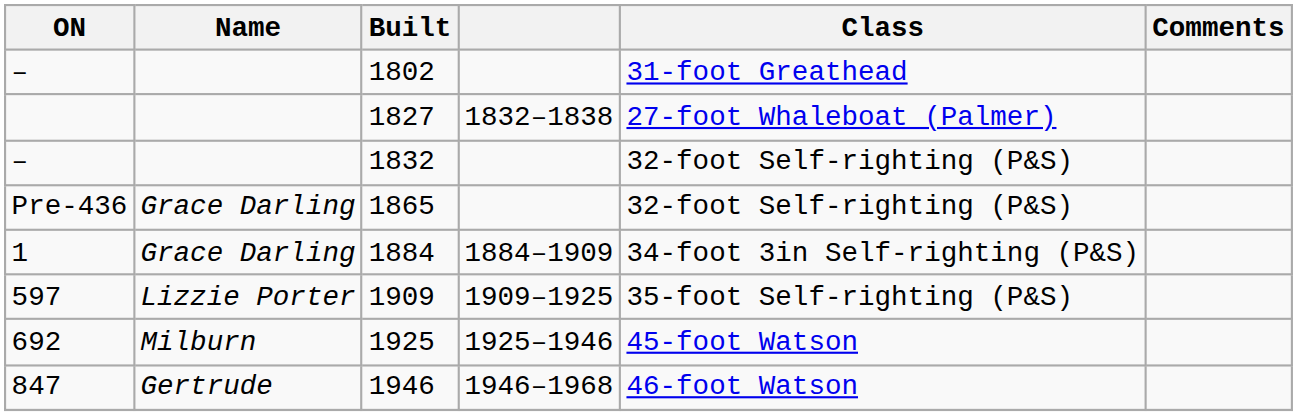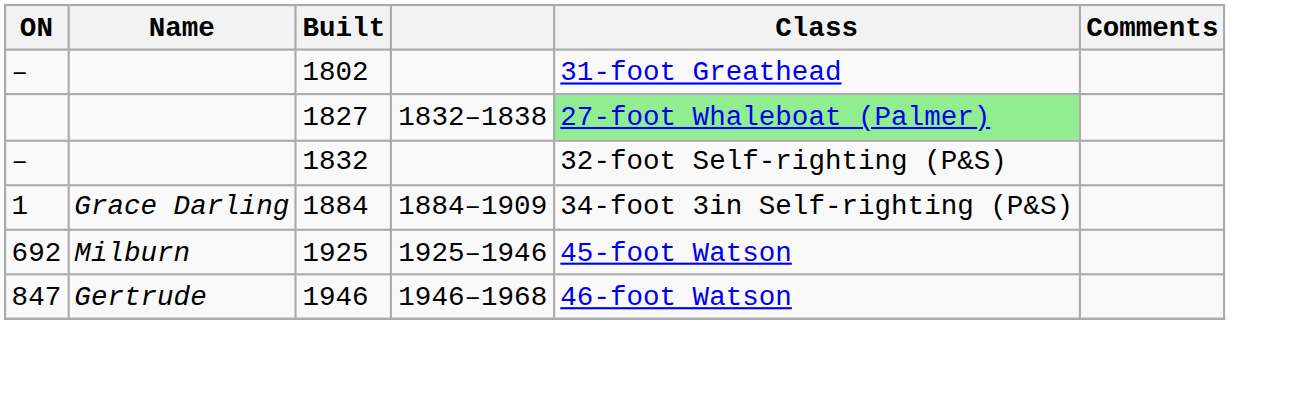(841, 117) no background -> (775, 117) lightgreen background
- row: (402, 207)
- row: (402, 297)
